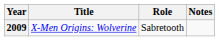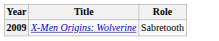- column: (200, 12)
